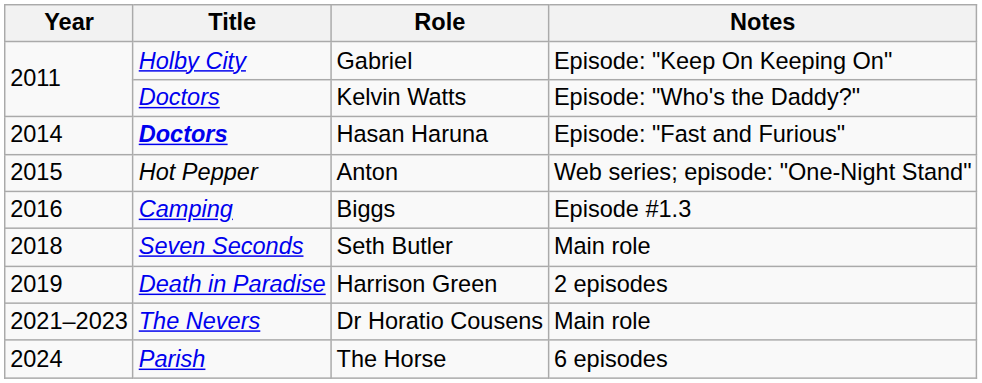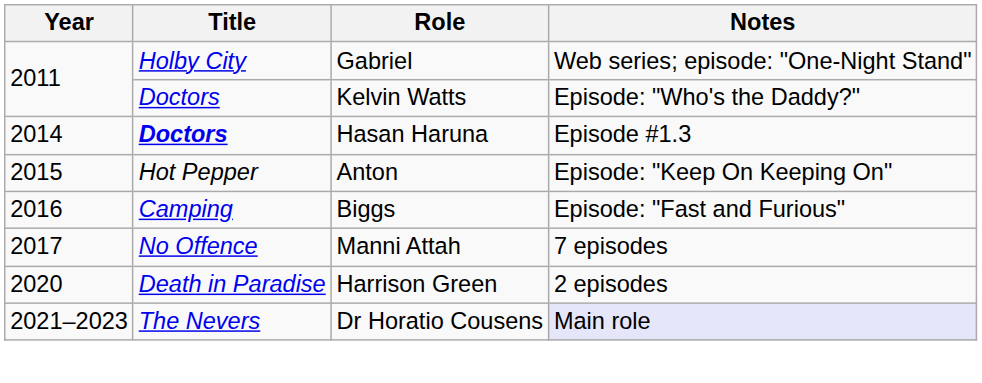(723, 60) Episode: "Keep On Keeping On" -> (763, 60) Web series; episode: "One-Night Stand"
(700, 135) Episode: "Fast and Furious" -> (623, 135) Episode #1.3
(763, 172) Web series; episode: "One-Night Stand" -> (723, 172) Episode: "Keep On Keeping On"
(623, 209) Episode #1.3 -> (700, 209) Episode: "Fast and Furious"
+ row: (399, 246)
- row: (395, 246)
(36, 284) 2019 -> (36, 284) 2020
(602, 321) no background -> (602, 321) lavender background
- row: (391, 358)
